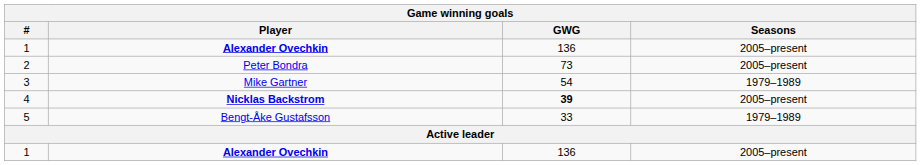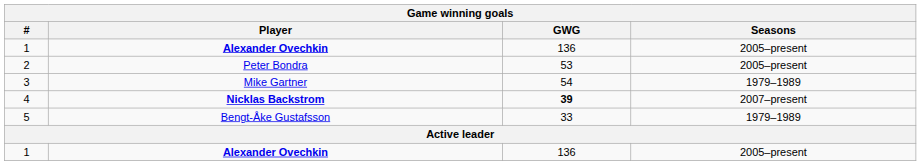(567, 65) 73 -> (567, 65) 53
(773, 100) 2005–present -> (773, 100) 2007–present
